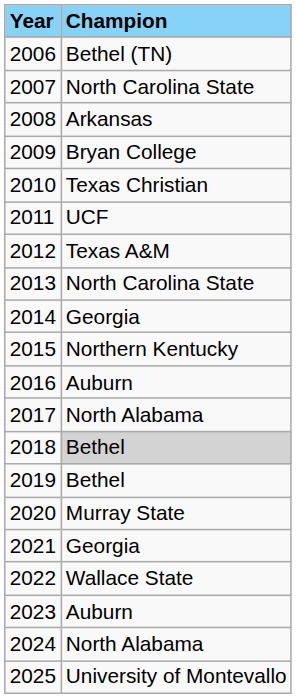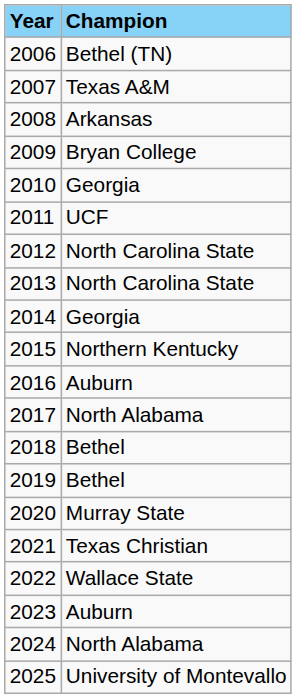(160, 86) North Carolina State -> (118, 86) Texas A&M
(137, 185) Texas Christian -> (103, 185) Georgia
(118, 250) Texas A&M -> (160, 250) North Carolina State
(95, 447) lightgrey background -> (95, 447) no background
(103, 546) Georgia -> (137, 546) Texas Christian
